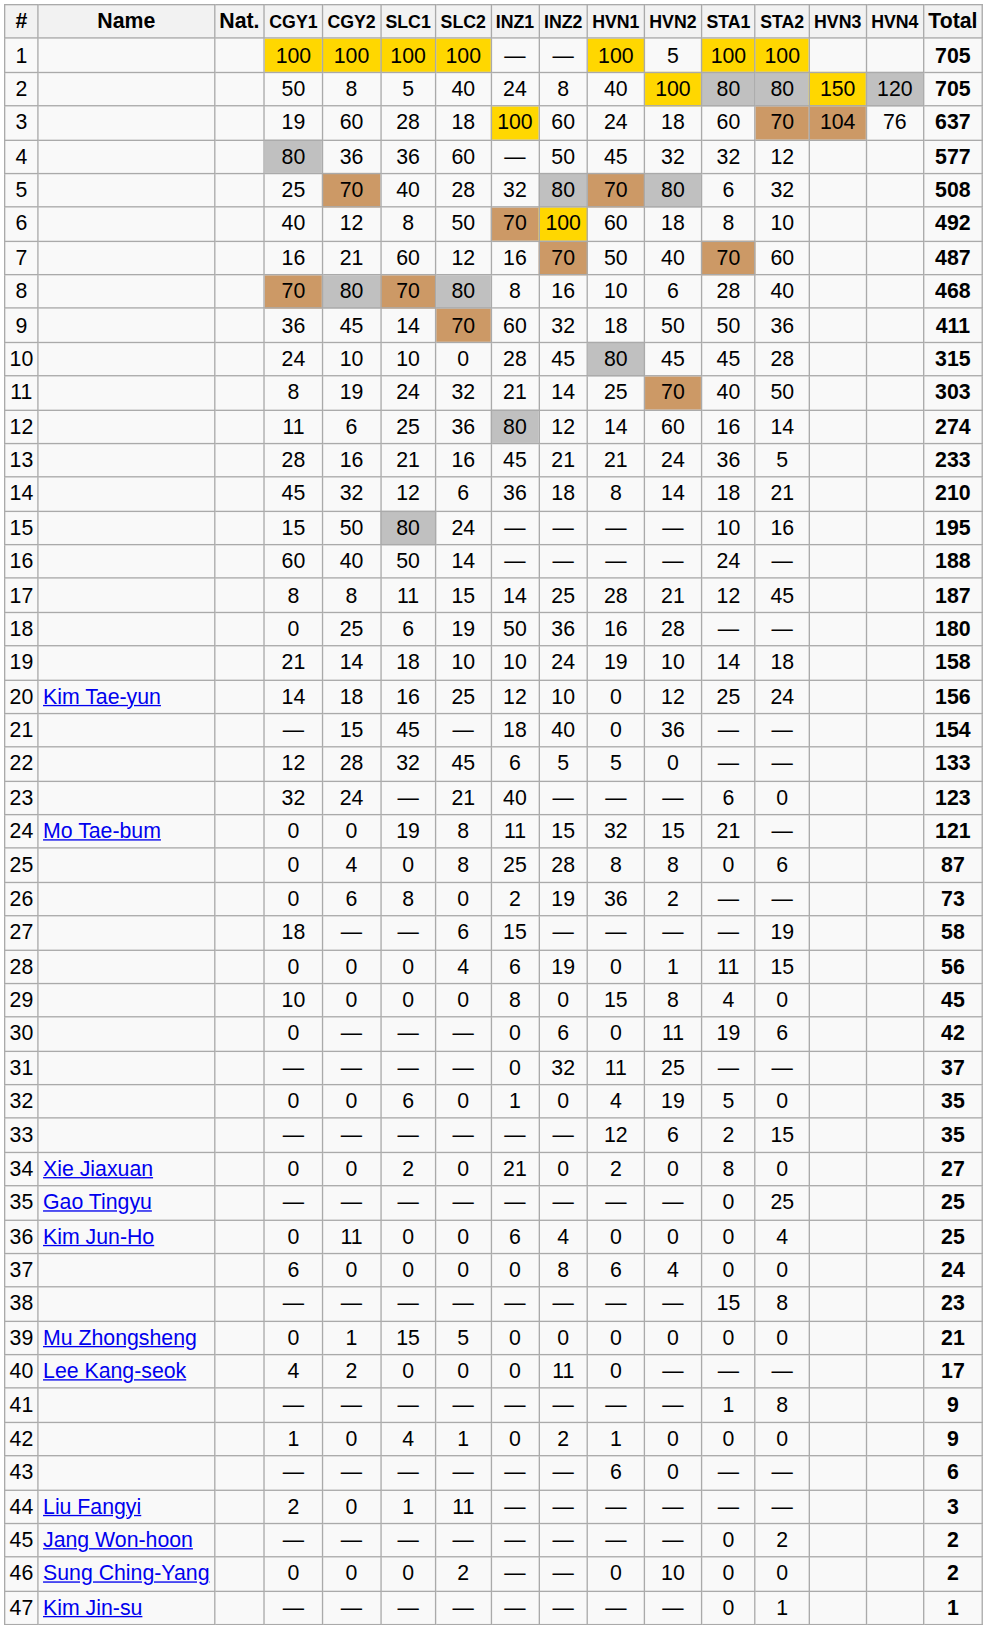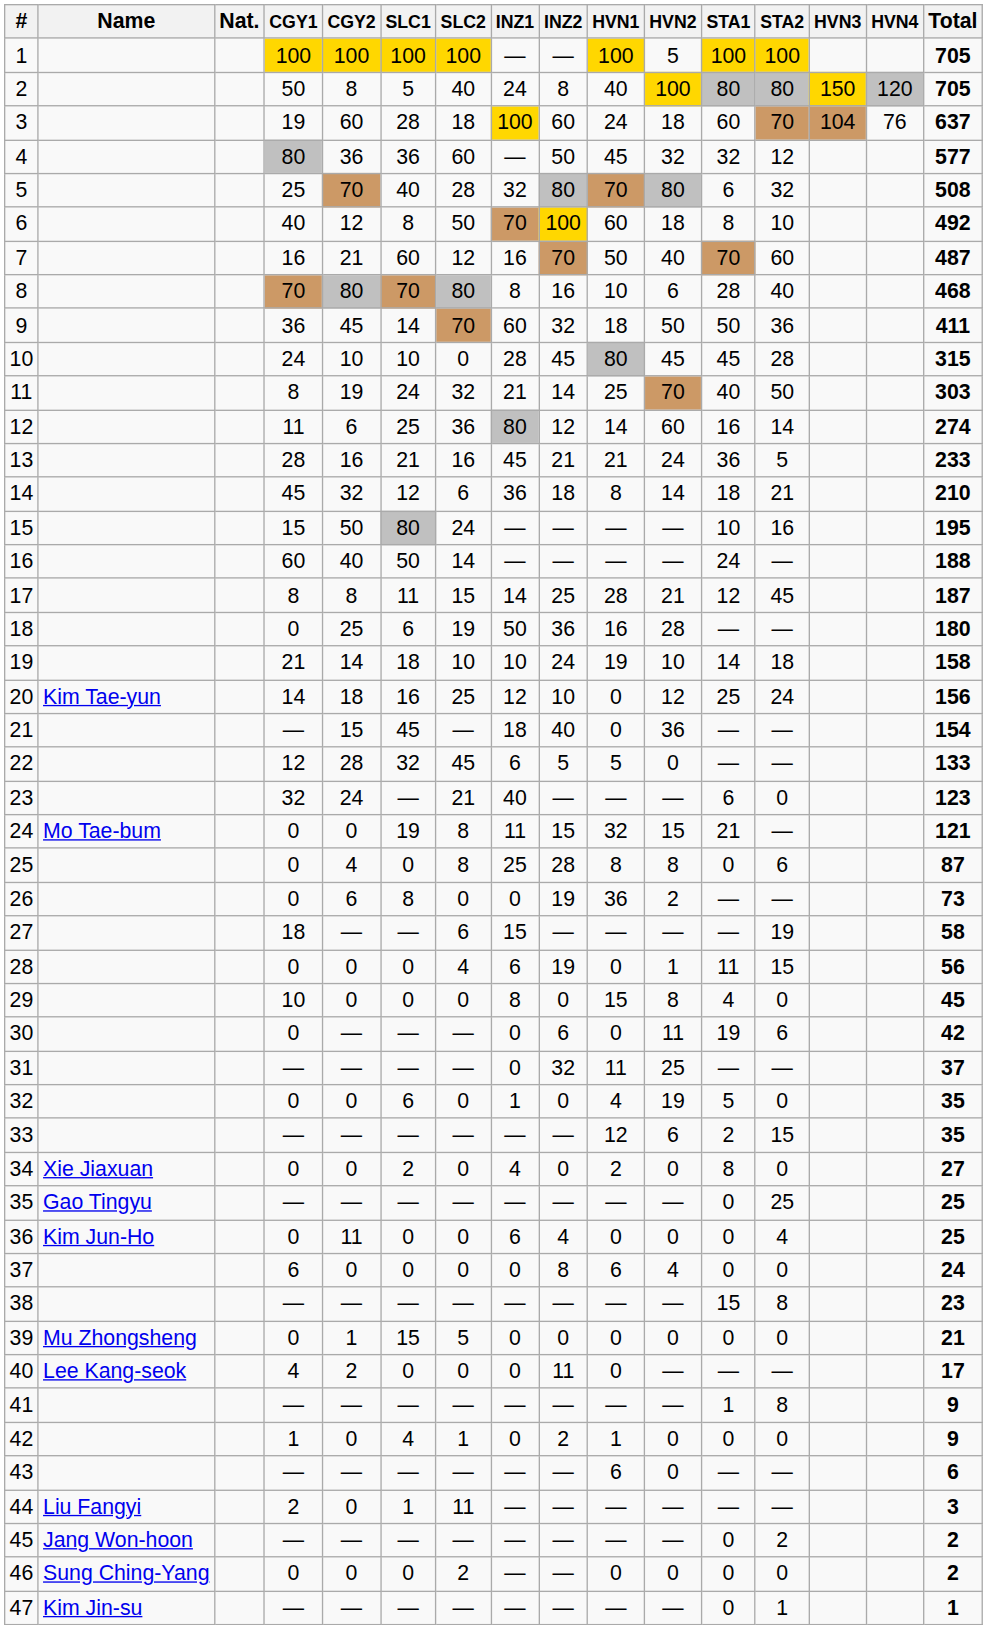(515, 898) 2 -> (515, 898) 0
(515, 1168) 21 -> (515, 1168) 4
(673, 1573) 10 -> (673, 1573) 0
